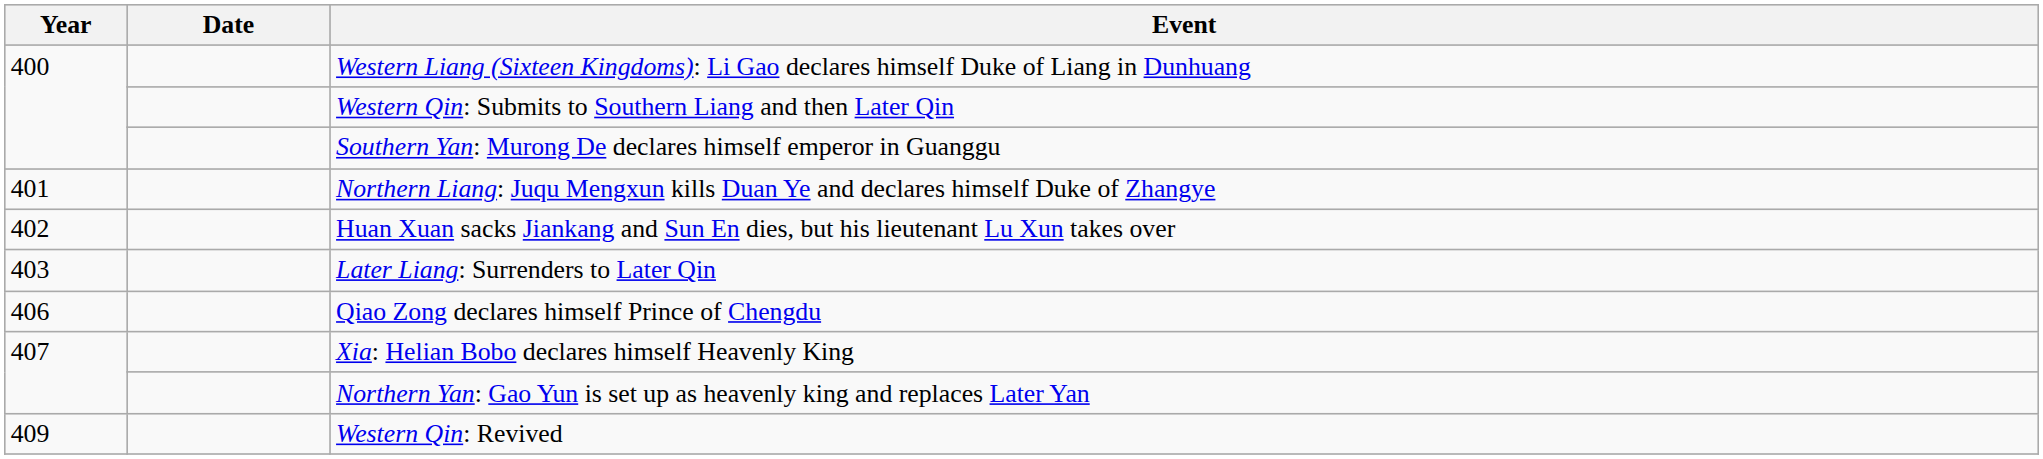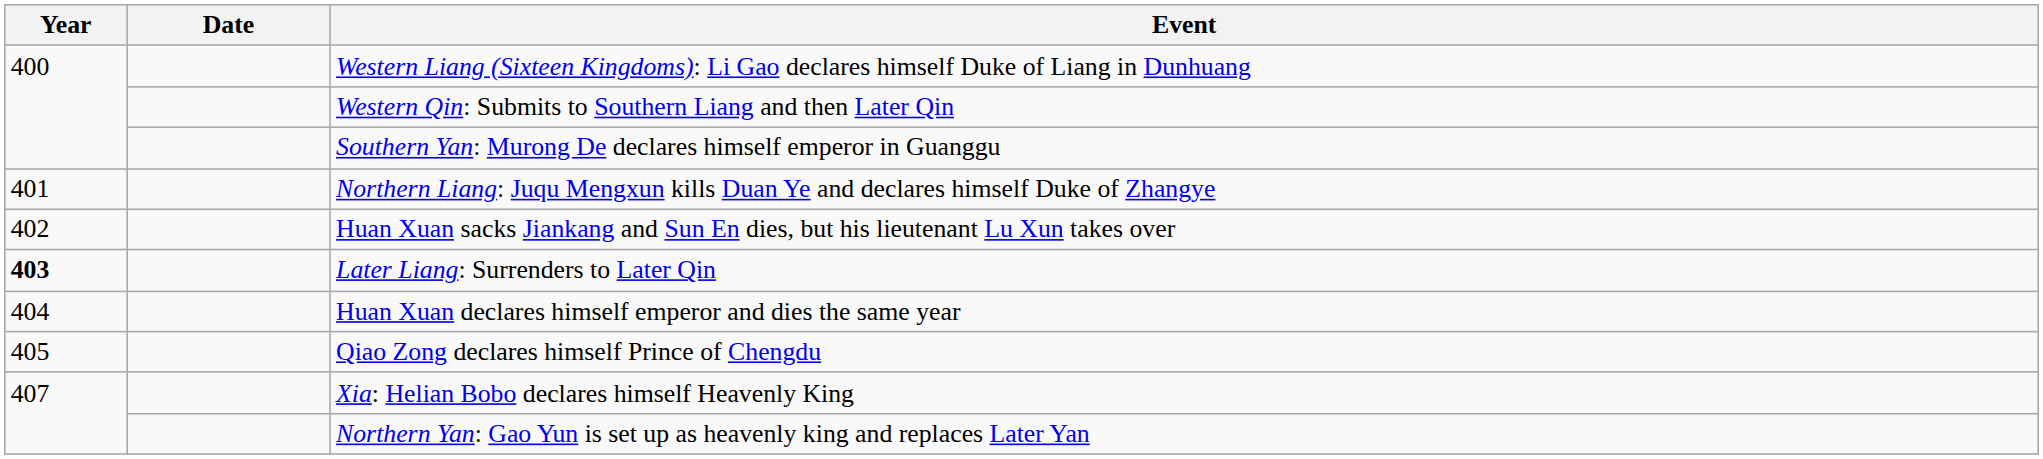(30, 270) normal -> (30, 270) bold
+ row: (648, 310)
(30, 310) 406 -> (30, 351) 405
- row: (449, 433)
